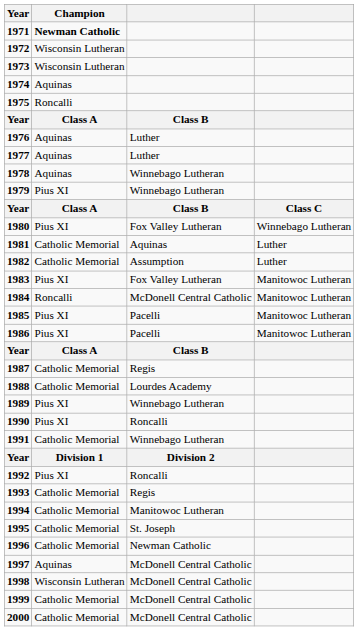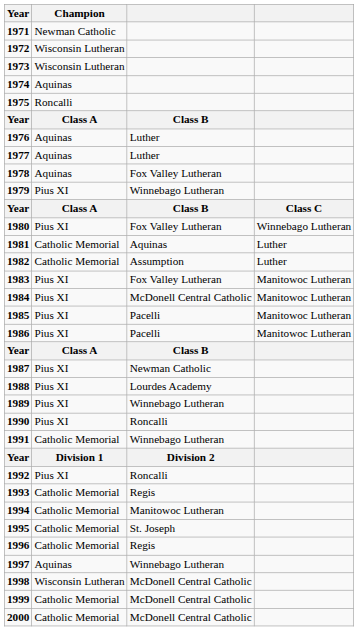(77, 31) bold -> (75, 31) normal
(177, 173) Winnebago Lutheran -> (176, 173) Fox Valley Lutheran
(53, 297) Roncalli -> (51, 297) Pius XI
(77, 368) Catholic Memorial -> (51, 368) Pius XI
(142, 368) Regis -> (170, 368) Newman Catholic
(77, 386) Catholic Memorial -> (51, 386) Pius XI
(170, 546) Newman Catholic -> (142, 546) Regis
(191, 564) McDonell Central Catholic -> (177, 564) Winnebago Lutheran
